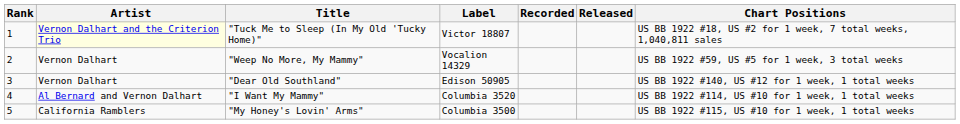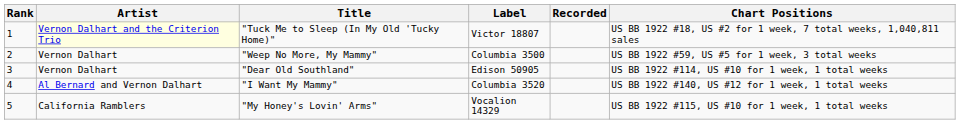- column: (606, 13)
(464, 61) Vocalion 14329 -> (508, 56) Columbia 3500
(776, 81) US BB 1922 #140, US #12 for 1 week, 1 total weeks -> (750, 71) US BB 1922 #114, US #10 for 1 week, 1 total weeks
(776, 96) US BB 1922 #114, US #10 for 1 week, 1 total weeks -> (750, 86) US BB 1922 #140, US #12 for 1 week, 1 total weeks
(479, 112) Columbia 3500 -> (494, 106) Vocalion 14329
